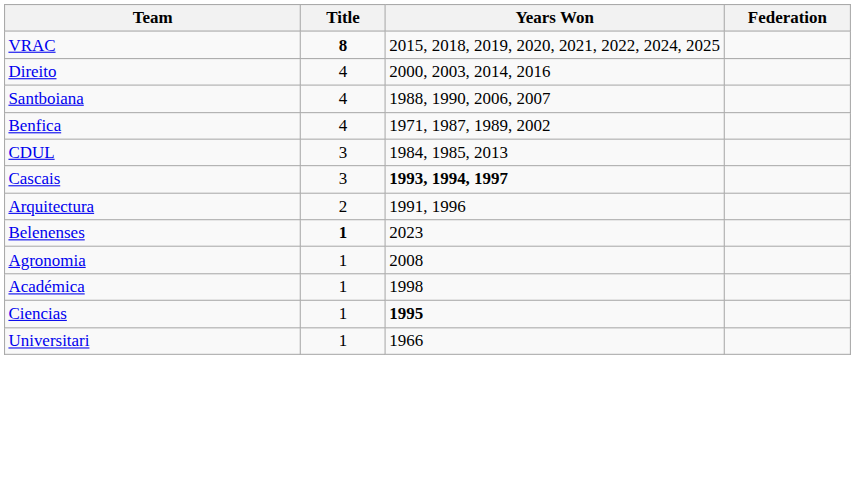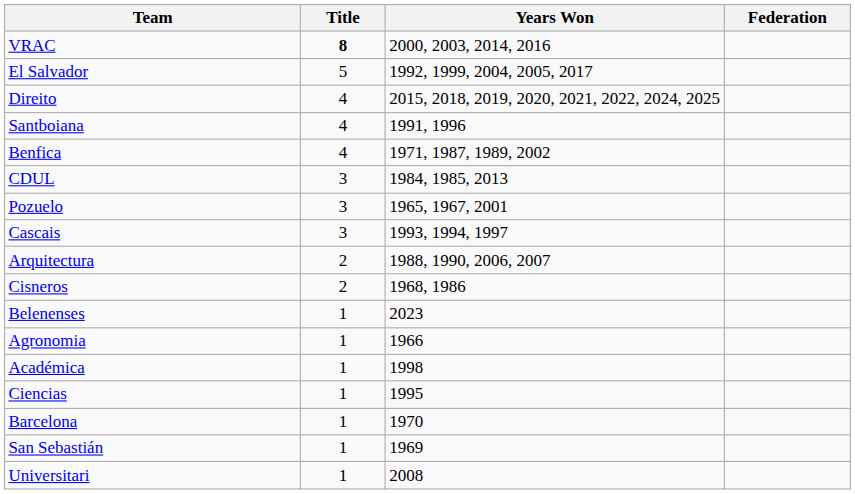(555, 44) 2015, 2018, 2019, 2020, 2021, 2022, 2024, 2025 -> (470, 44) 2000, 2003, 2014, 2016
+ row: (48, 71)
(470, 71) 2000, 2003, 2014, 2016 -> (555, 98) 2015, 2018, 2019, 2020, 2021, 2022, 2024, 2025
(470, 98) 1988, 1990, 2006, 2007 -> (427, 125) 1991, 1996
+ row: (36, 206)
(449, 179) bold -> (449, 233) normal
(427, 206) 1991, 1996 -> (470, 260) 1988, 1990, 2006, 2007
+ row: (38, 286)
(343, 233) bold -> (343, 313) normal
(406, 260) 2008 -> (406, 340) 1966
(406, 313) bold -> (406, 394) normal
+ row: (43, 421)
+ row: (56, 448)
(406, 340) 1966 -> (406, 475) 2008
